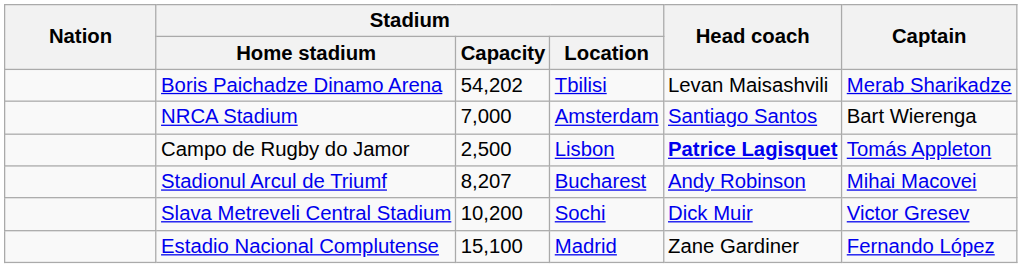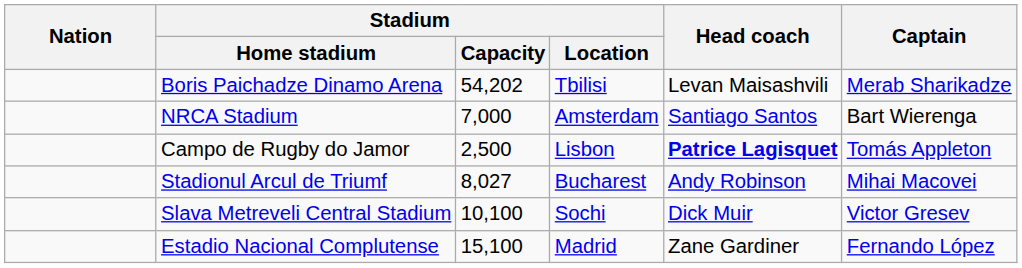(486, 181) 8,207 -> (486, 181) 8,027
(492, 213) 10,200 -> (492, 213) 10,100
